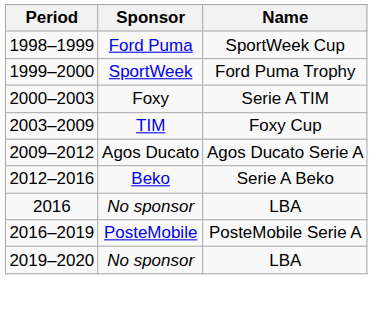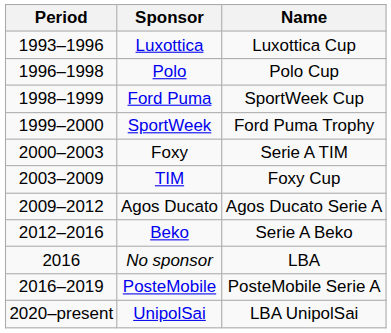+ row: (61, 44)
+ row: (61, 71)
- row: (52, 260)
+ row: (61, 313)
